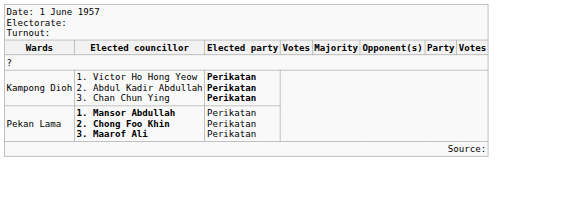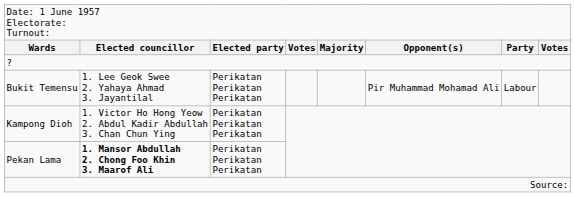+ row: (42, 88)
(232, 88) bold -> (237, 124) normal
